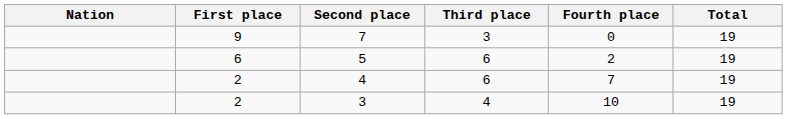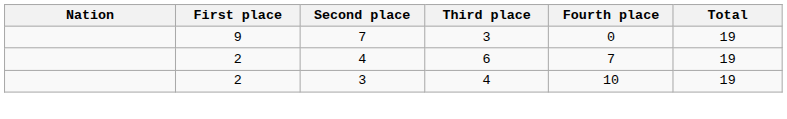- row: (362, 59)
